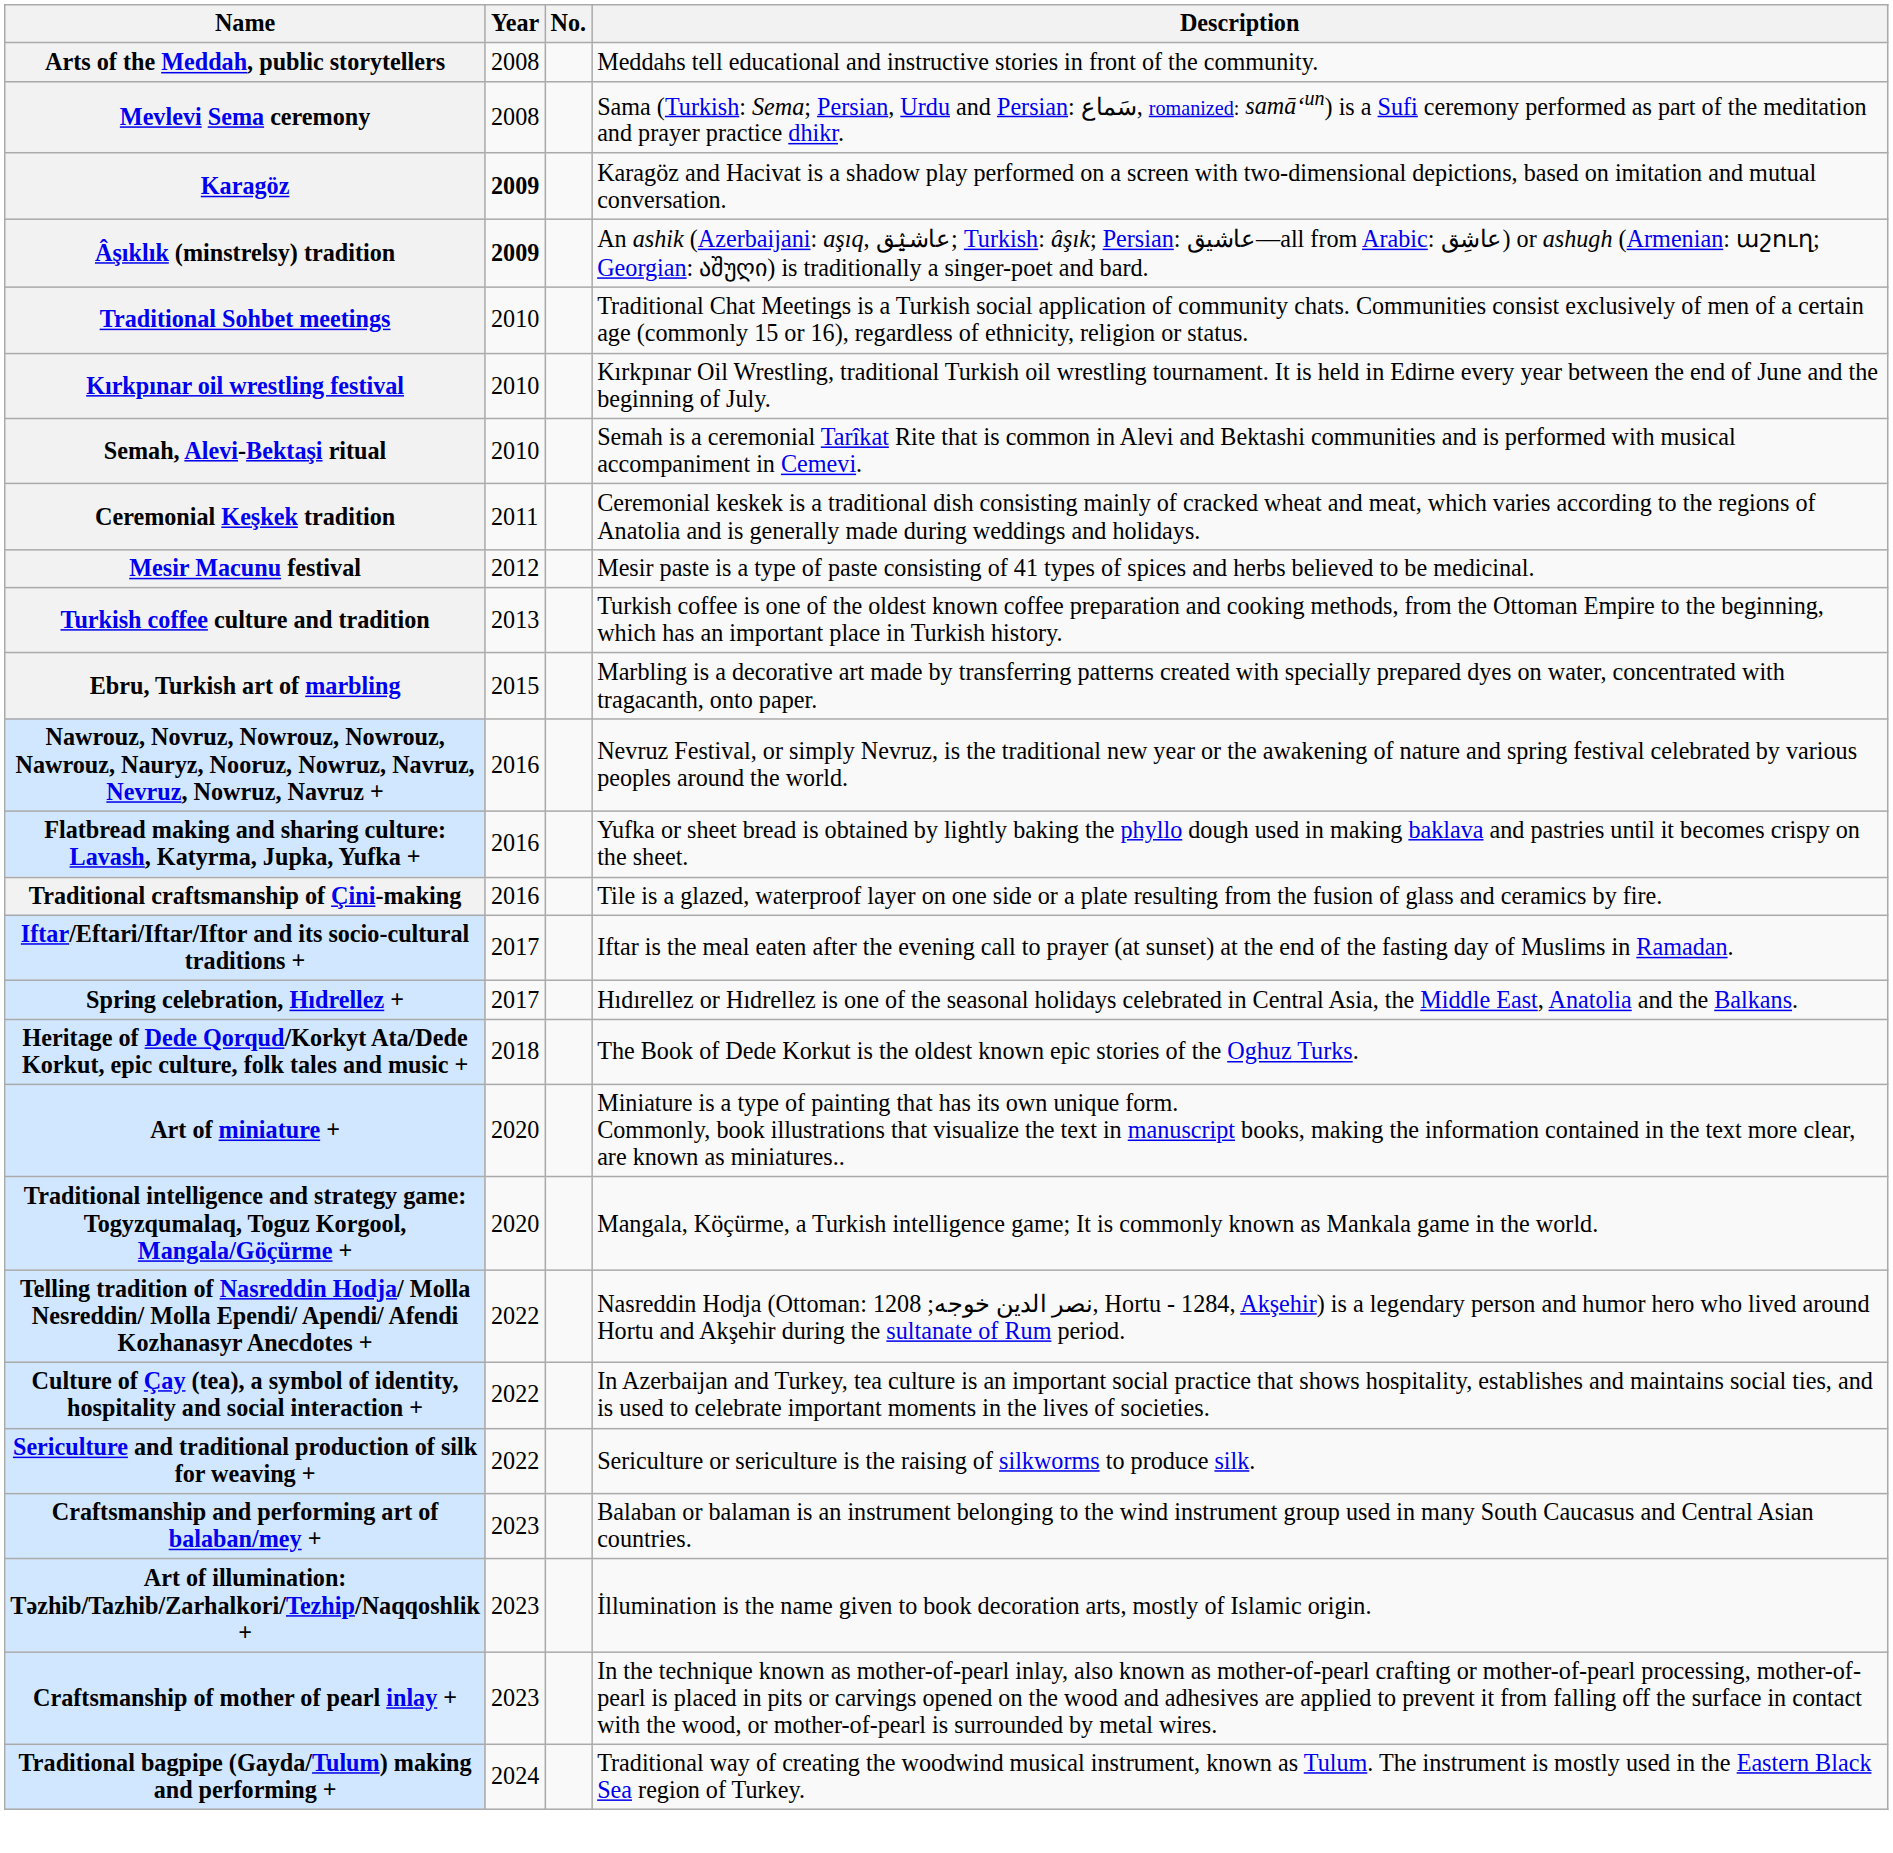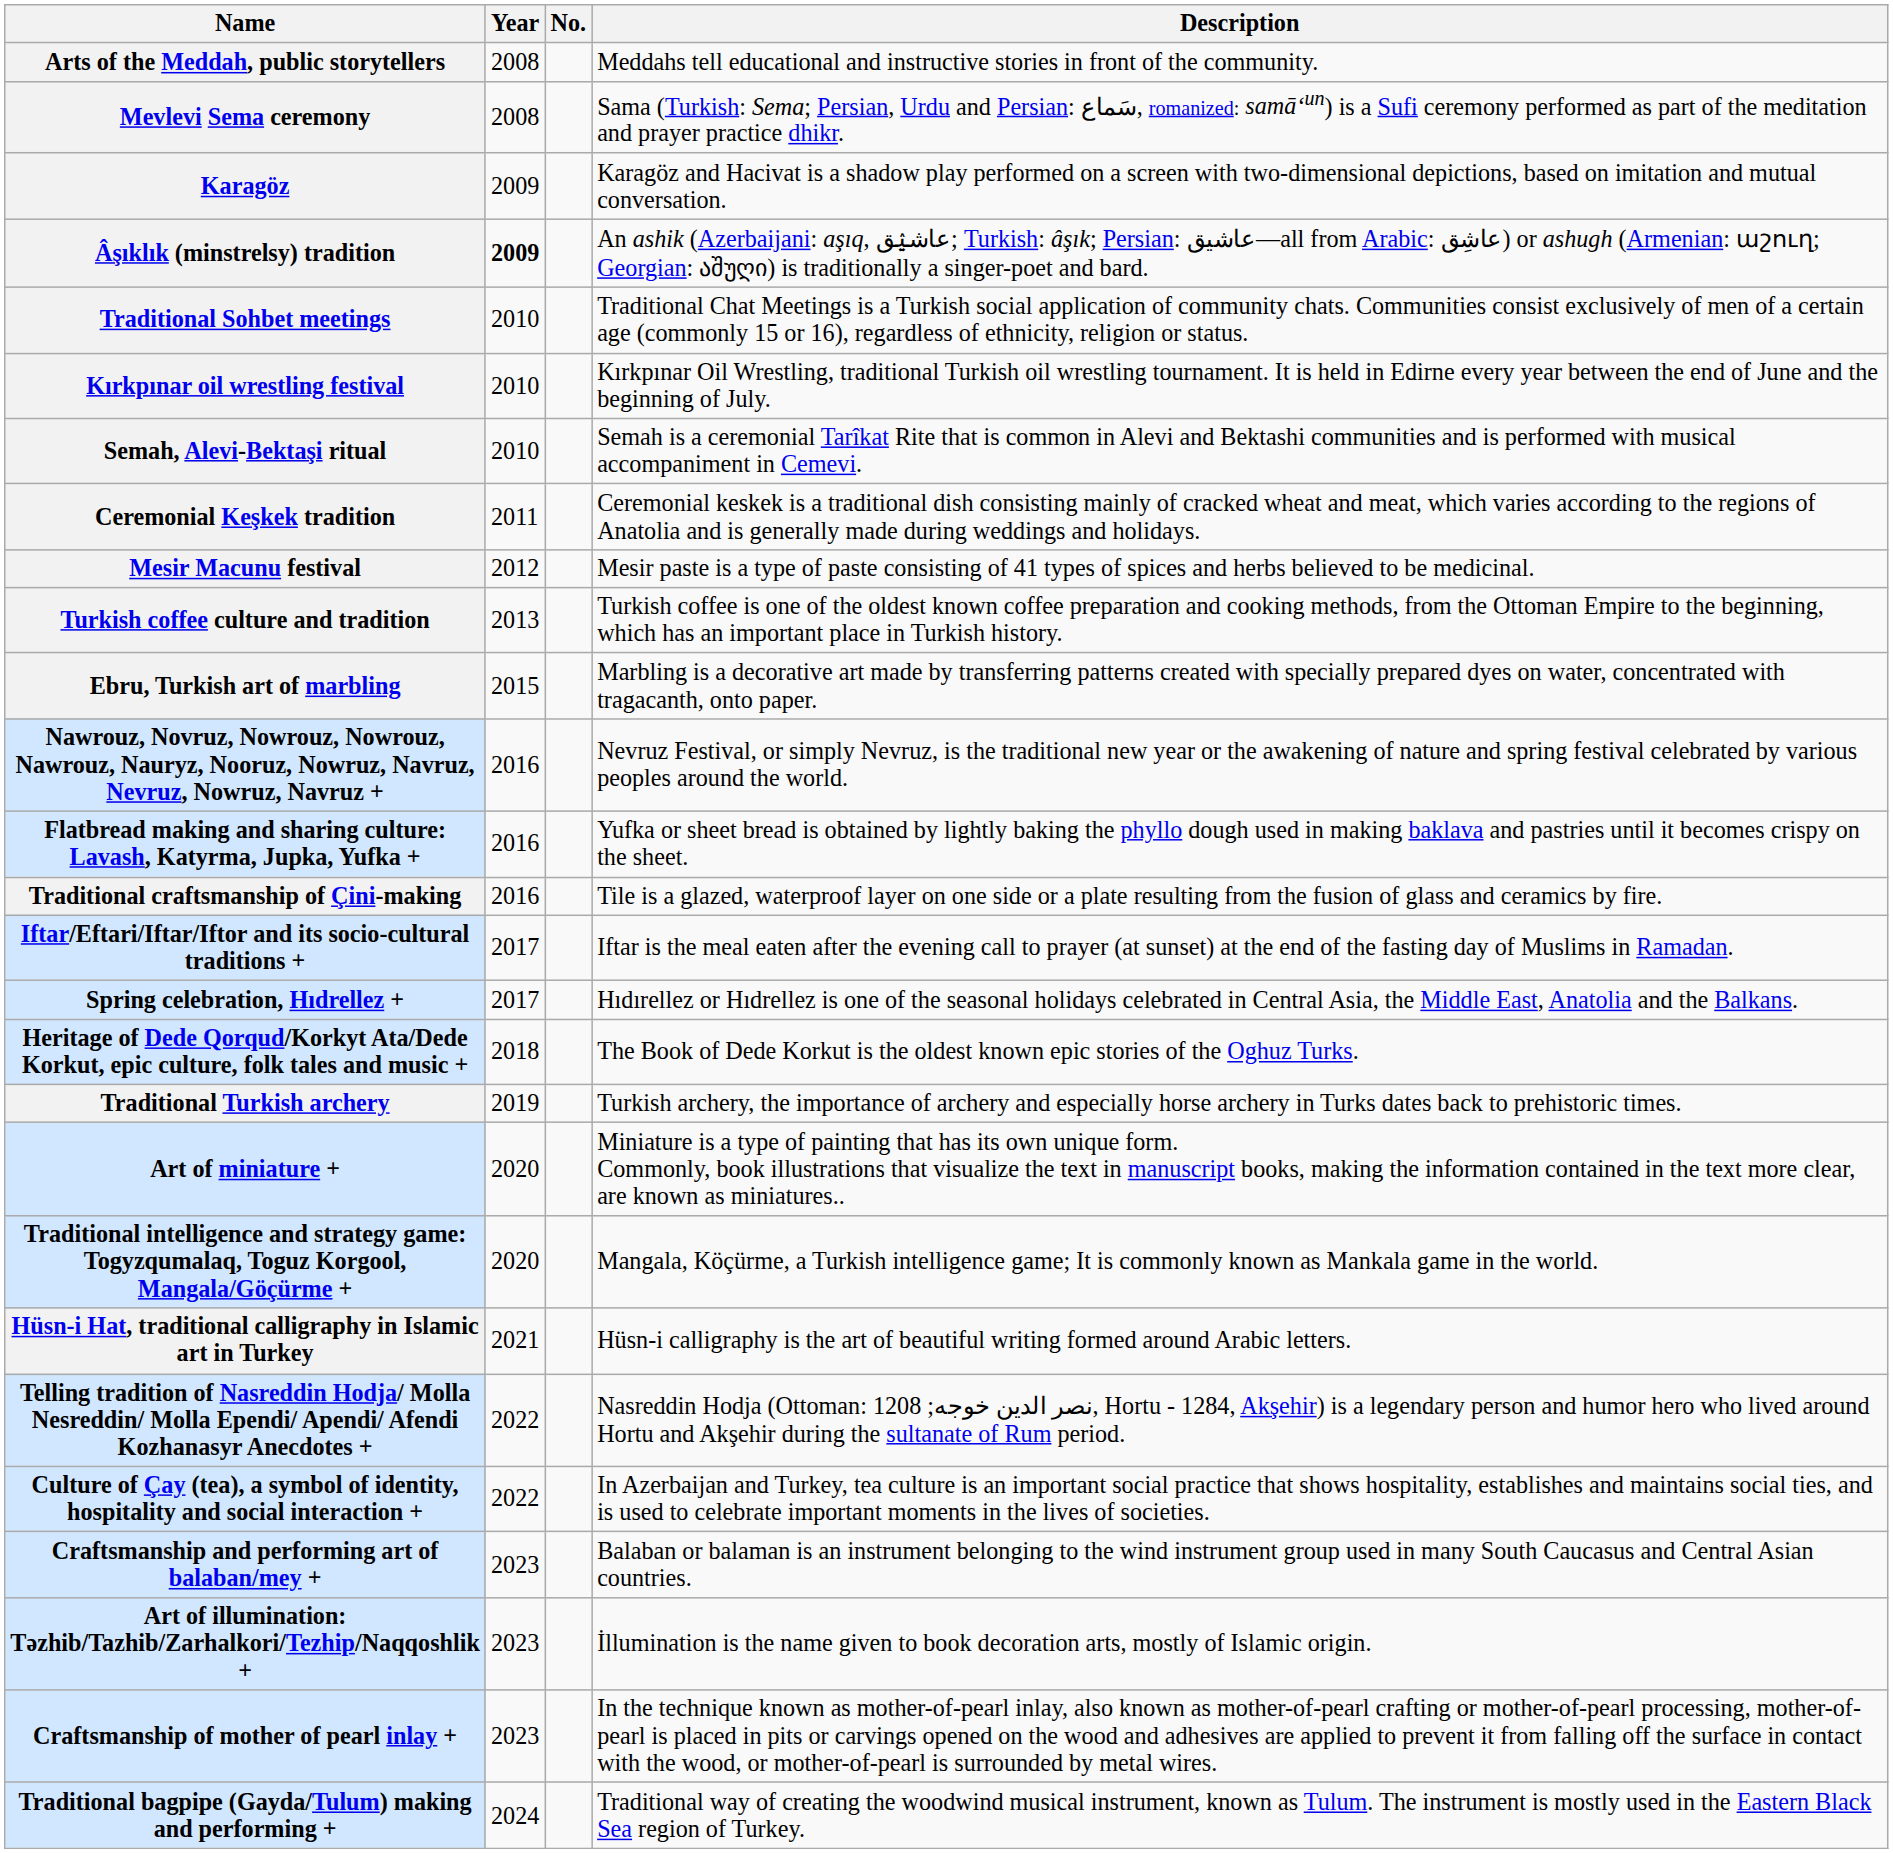(515, 185) bold -> (515, 185) normal
+ row: (245, 1103)
+ row: (245, 1340)
- row: (245, 1460)
